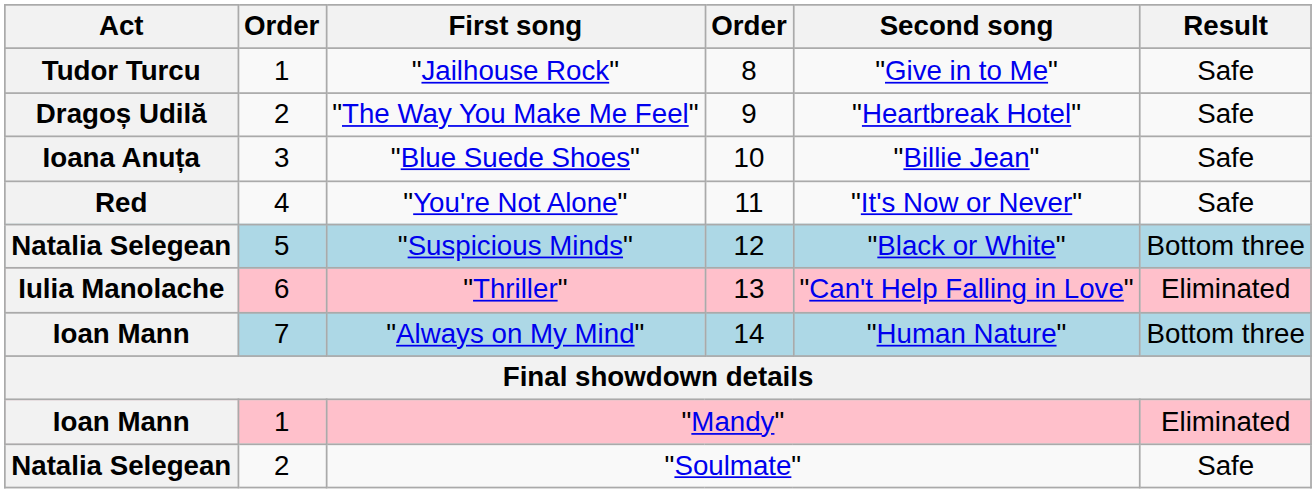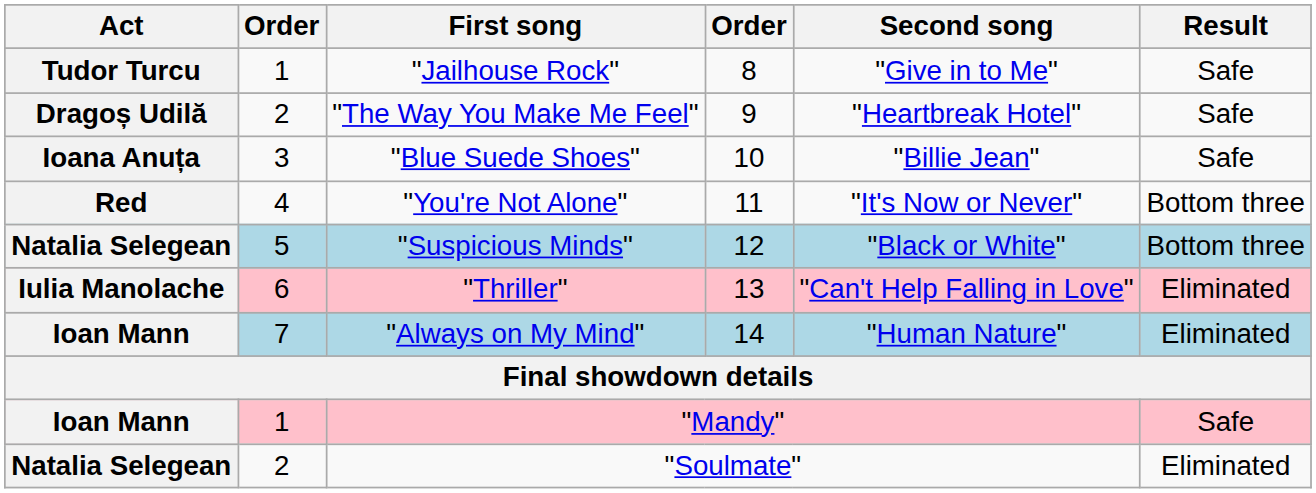(1226, 202) Safe -> (1226, 202) Bottom three
(1226, 333) Bottom three -> (1226, 333) Eliminated
(1226, 421) Eliminated -> (1226, 421) Safe
(1226, 465) Safe -> (1226, 465) Eliminated
